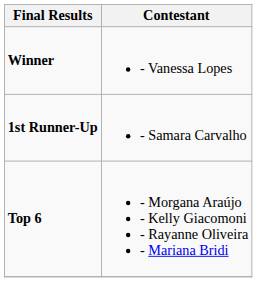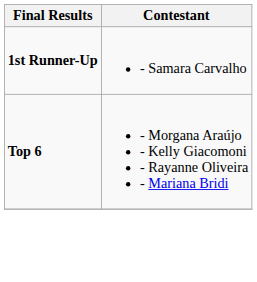- row: (31, 60)
